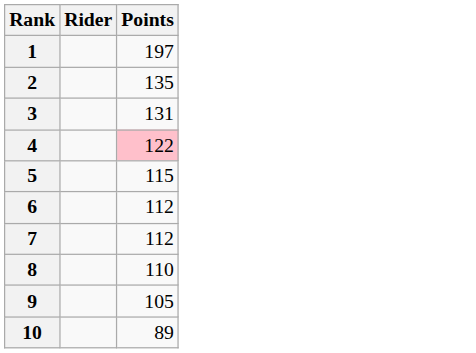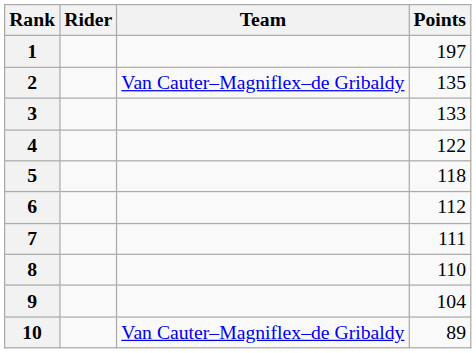+ column: (263, 20)
(159, 113) 131 -> (451, 113) 133
(159, 144) pink background -> (451, 144) no background
(159, 176) 115 -> (452, 176) 118
(159, 238) 112 -> (452, 238) 111
(159, 301) 105 -> (451, 301) 104
